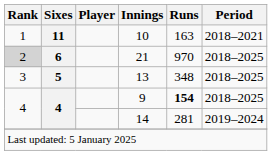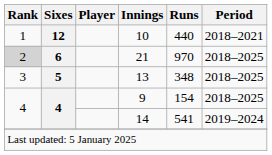(58, 35) 11 -> (58, 35) 12
(184, 35) 163 -> (184, 35) 440
(184, 98) bold -> (184, 98) normal
(184, 118) 281 -> (184, 118) 541
